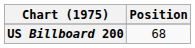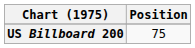(159, 34) 68 -> (159, 34) 75
